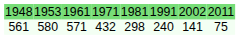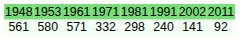(106, 27) 432 -> (106, 27) 332
(221, 27) 75 -> (221, 27) 92
